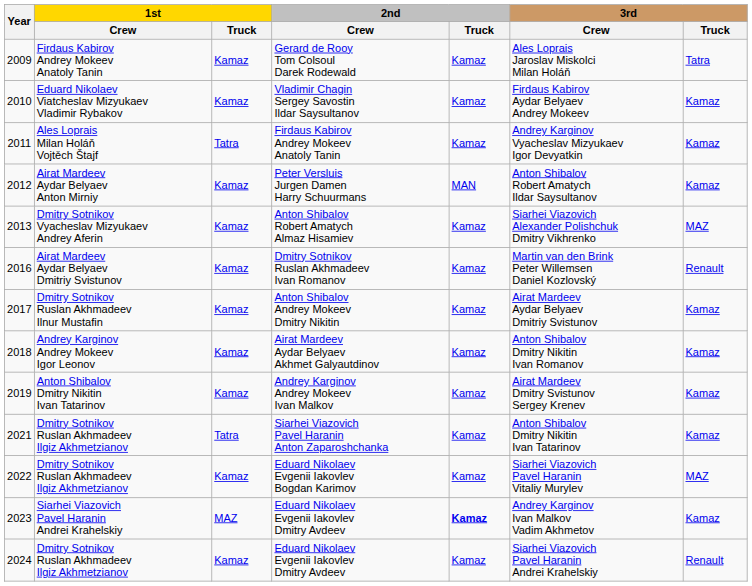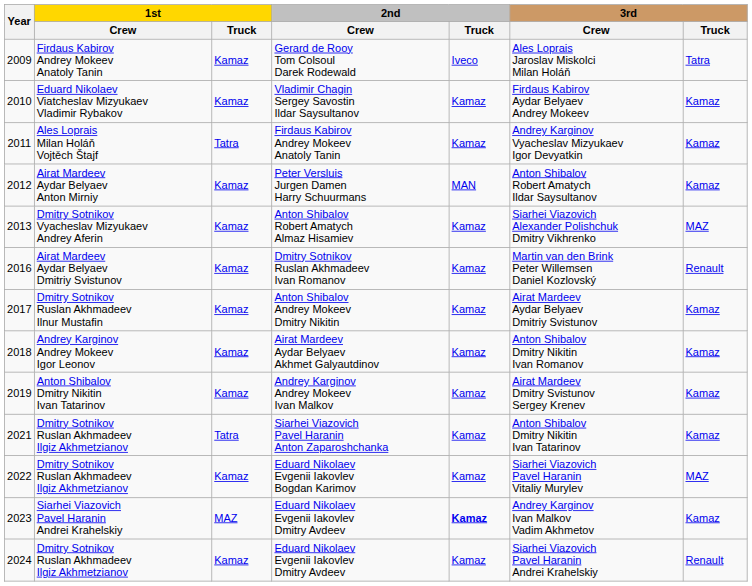(469, 60) Kamaz -> (465, 60) Iveco
